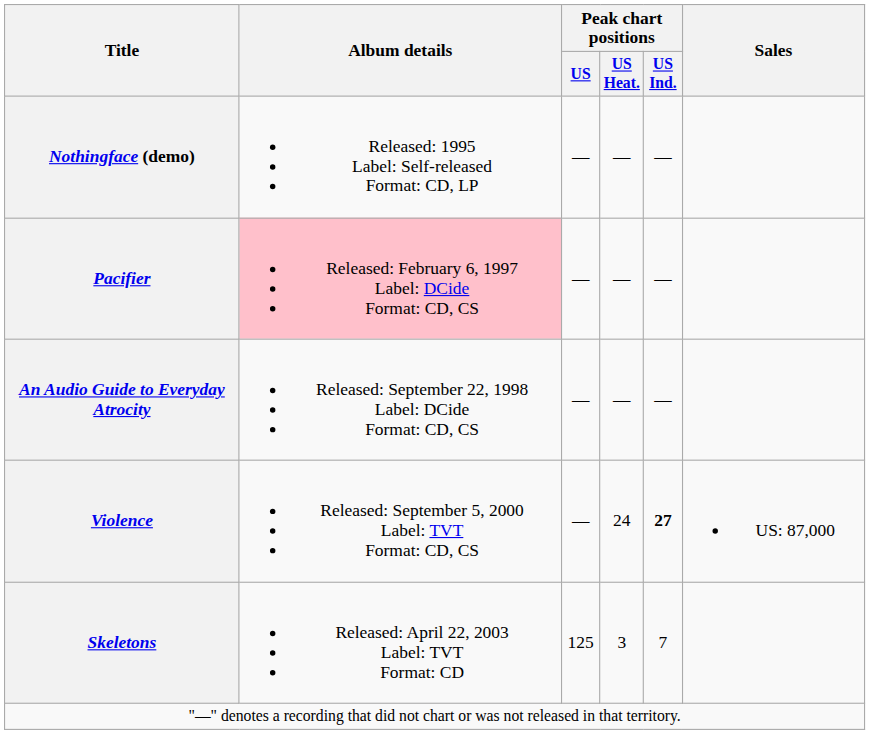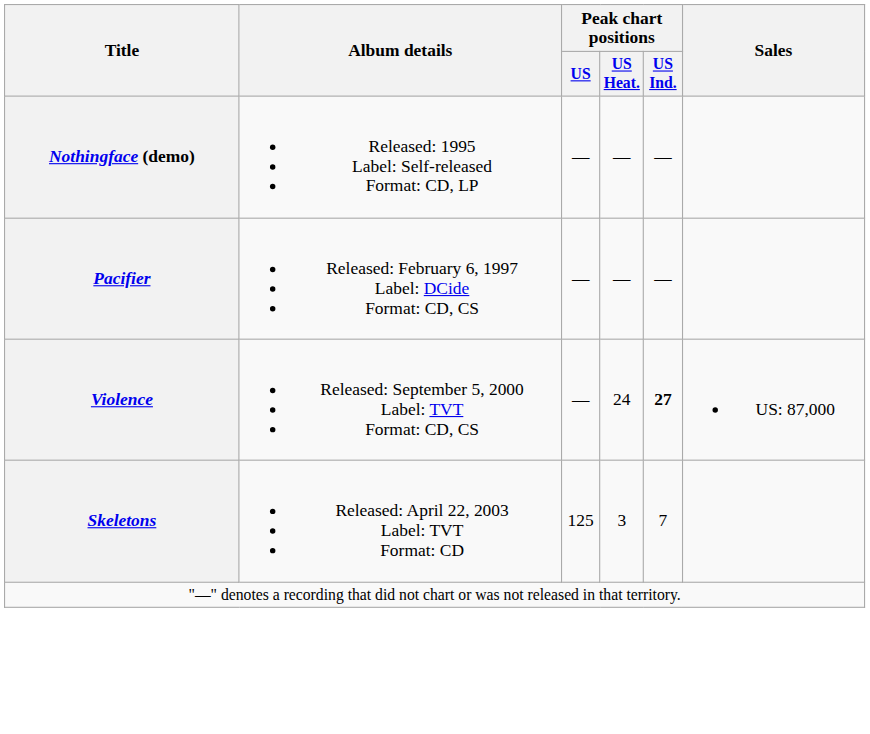(400, 288) pink background -> (400, 288) no background
- row: (122, 399)
